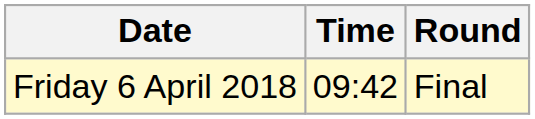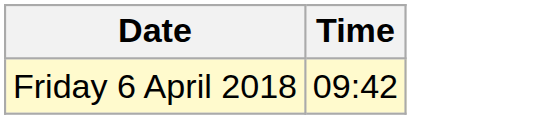- column: (468, 31)
